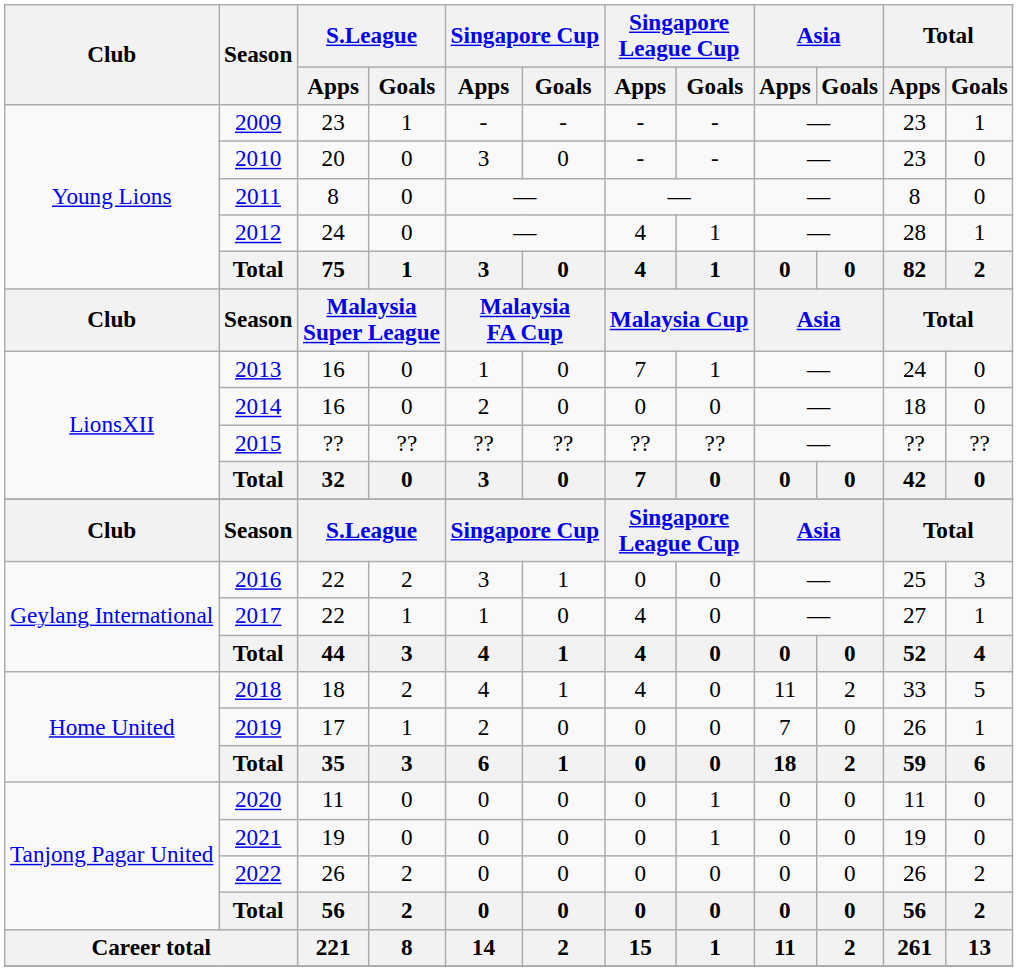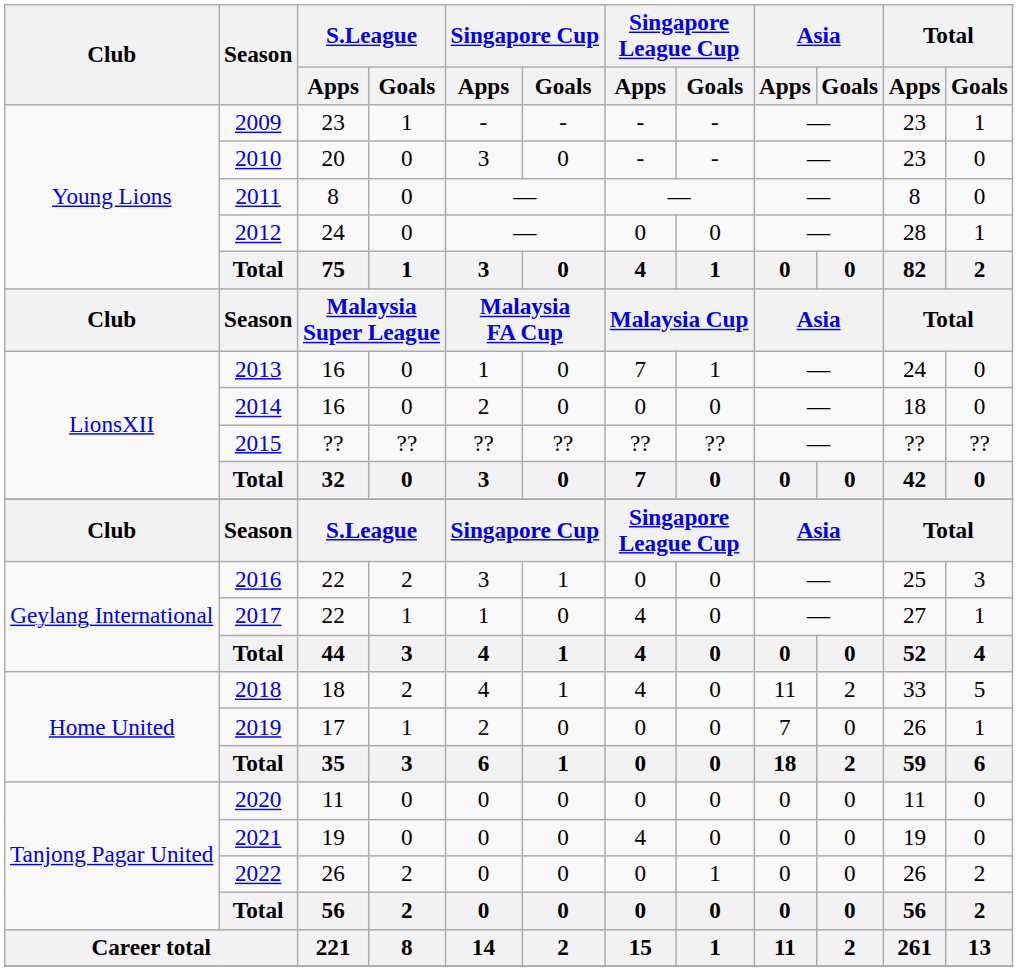(640, 232) 4 -> (640, 232) 0
(715, 232) 1 -> (715, 232) 0
(715, 800) 1 -> (715, 800) 0
(640, 837) 0 -> (640, 837) 4
(715, 837) 1 -> (715, 837) 0
(715, 873) 0 -> (715, 873) 1
